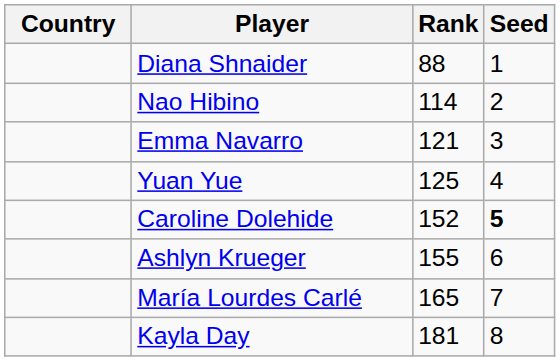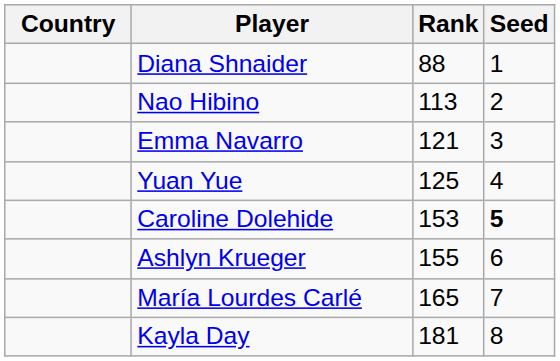(438, 102) 114 -> (438, 102) 113
(439, 219) 152 -> (439, 219) 153
